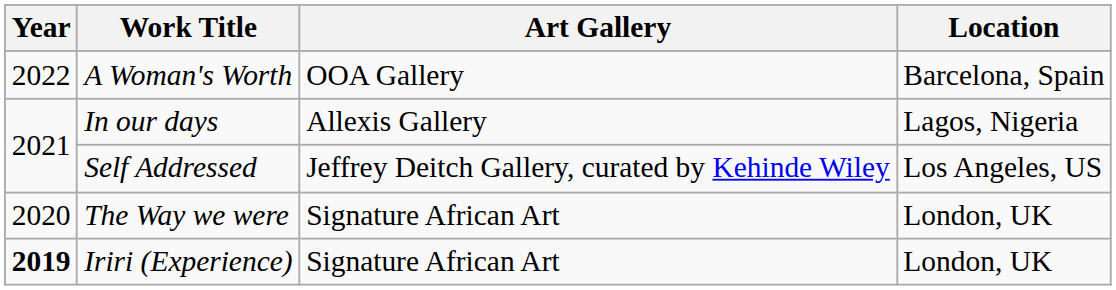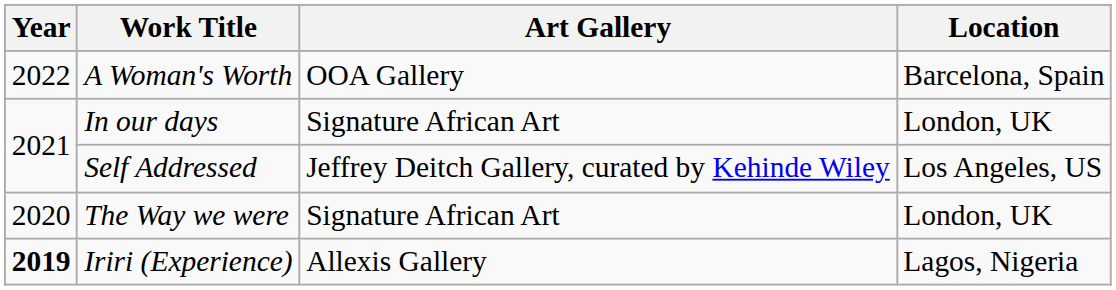(397, 121) Allexis Gallery -> (433, 121) Signature African Art
(991, 121) Lagos, Nigeria -> (978, 121) London, UK
(433, 261) Signature African Art -> (397, 261) Allexis Gallery
(978, 261) London, UK -> (991, 261) Lagos, Nigeria
